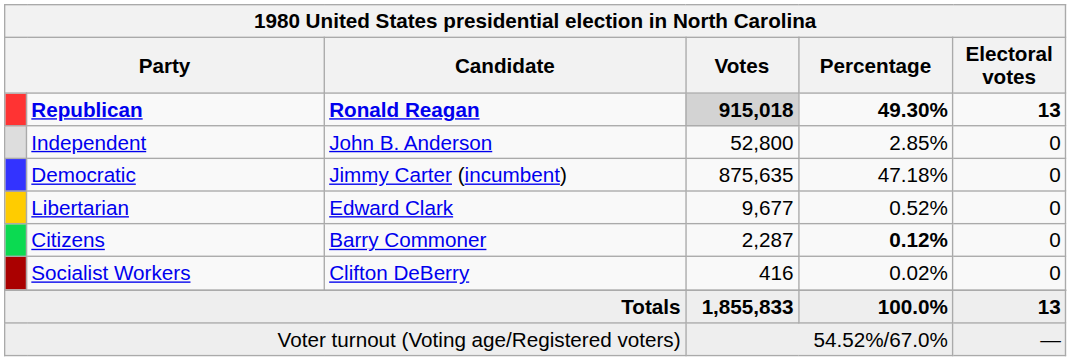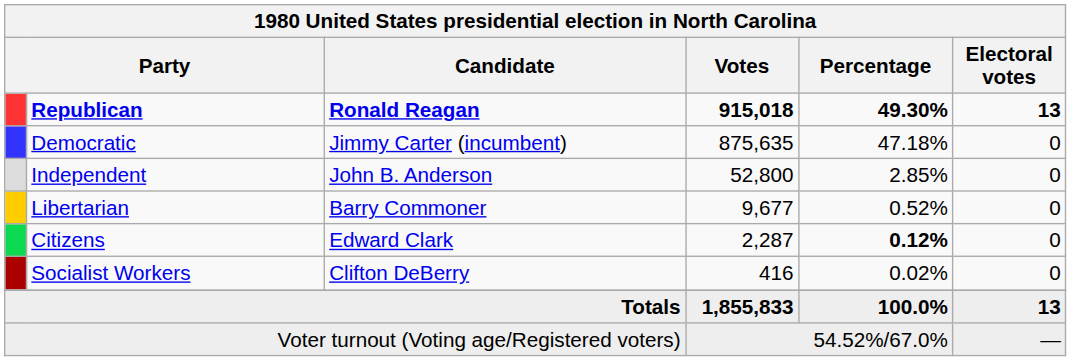(756, 110) lightgrey background -> (756, 110) no background
rows swapped: (84, 175) <-> (89, 143)
(391, 208) Edward Clark -> (408, 208) Barry Commoner
(408, 241) Barry Commoner -> (391, 241) Edward Clark
